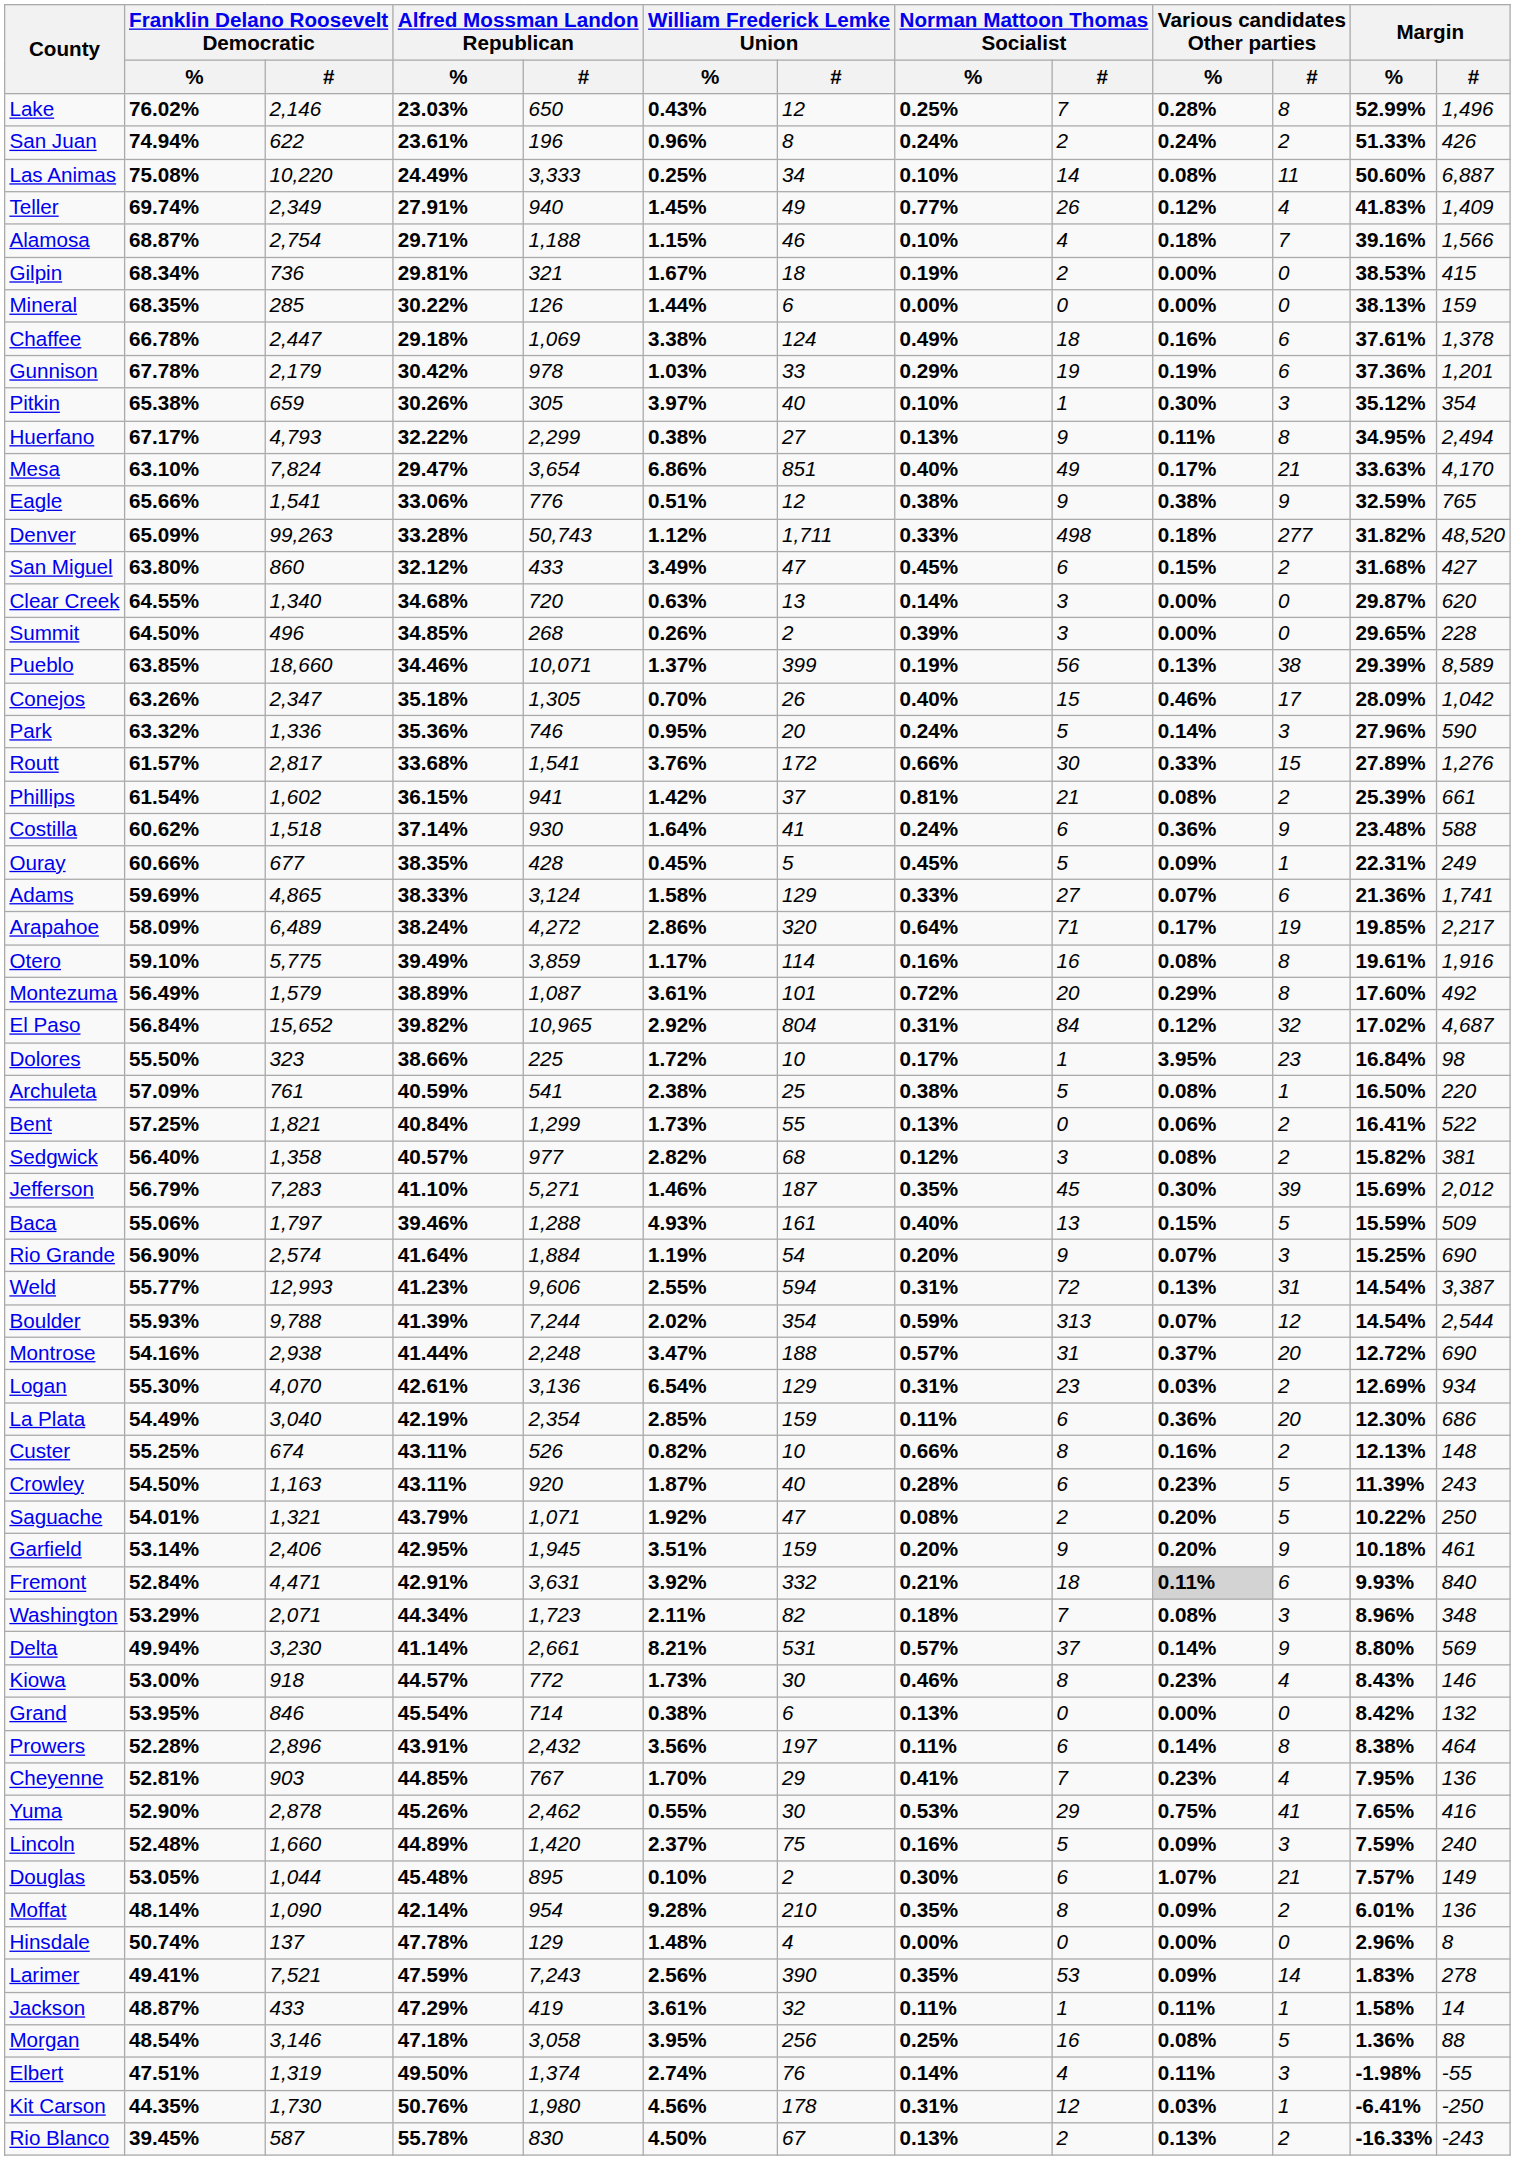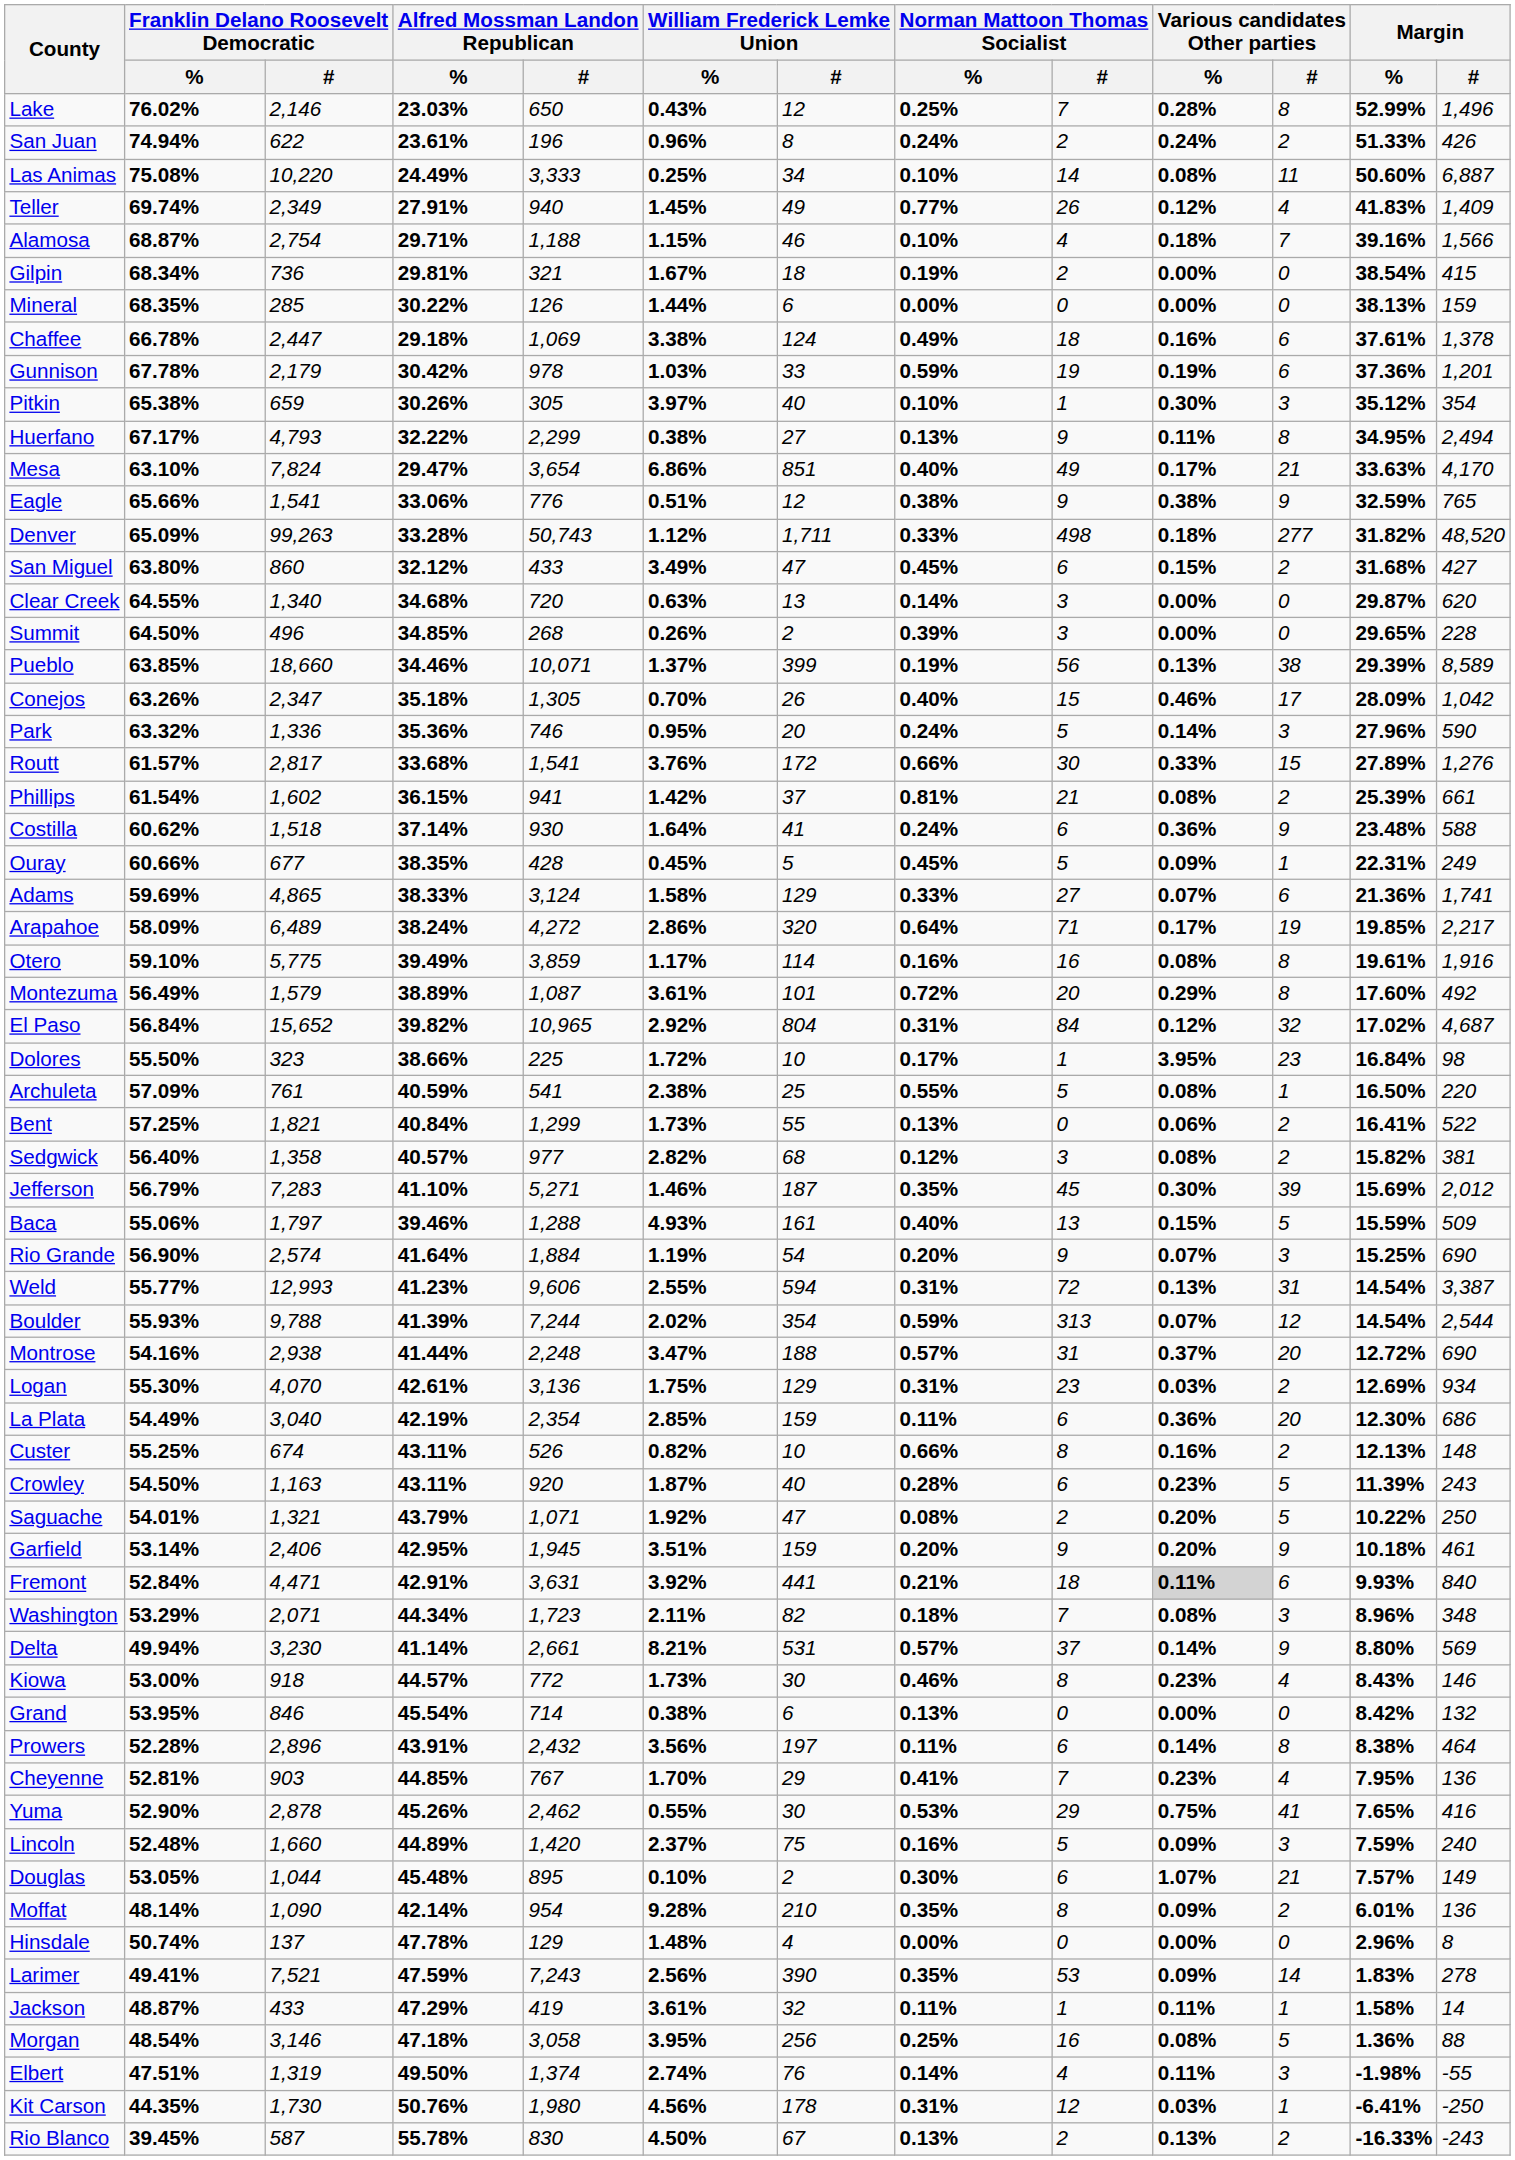(1390, 273) 38.53% -> (1390, 273) 38.54%
(929, 371) 0.29% -> (929, 371) 0.59%
(929, 1091) 0.38% -> (929, 1091) 0.55%
(677, 1386) 6.54% -> (677, 1386) 1.75%
(799, 1582) 332 -> (799, 1582) 441
